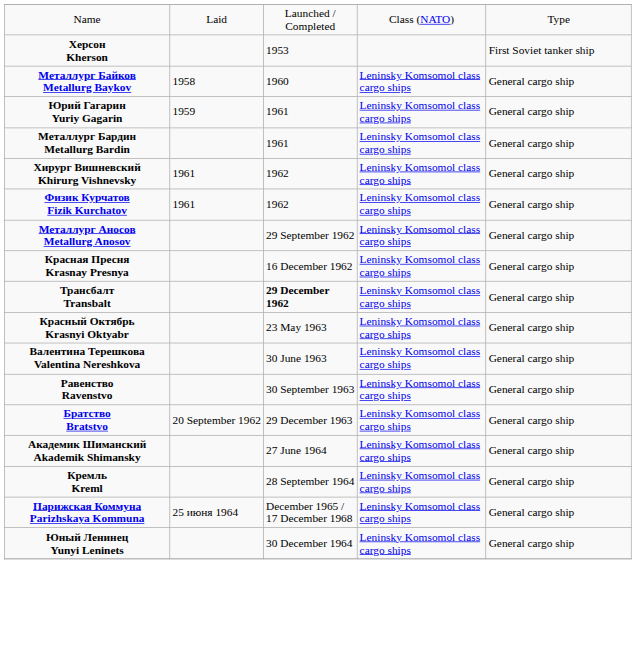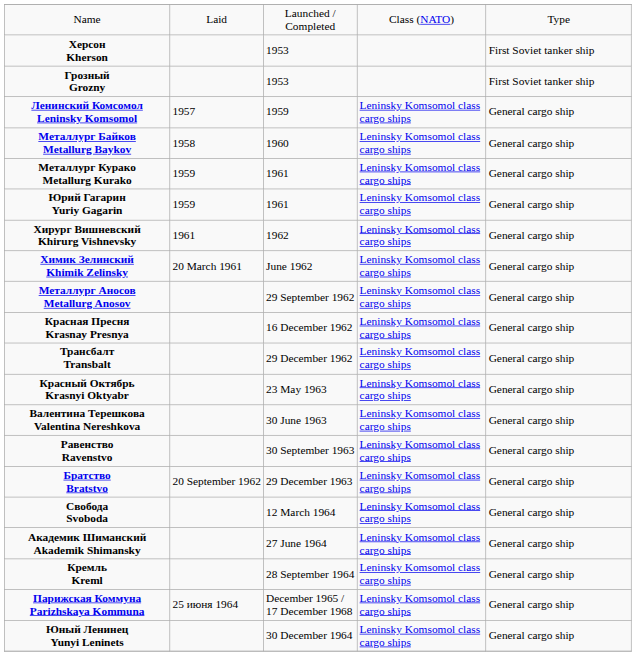+ row: (87, 81)
+ row: (87, 112)
+ row: (87, 173)
- row: (87, 143)
+ row: (87, 266)
- row: (87, 204)
(298, 297) bold -> (309, 358) normal
+ row: (87, 512)
